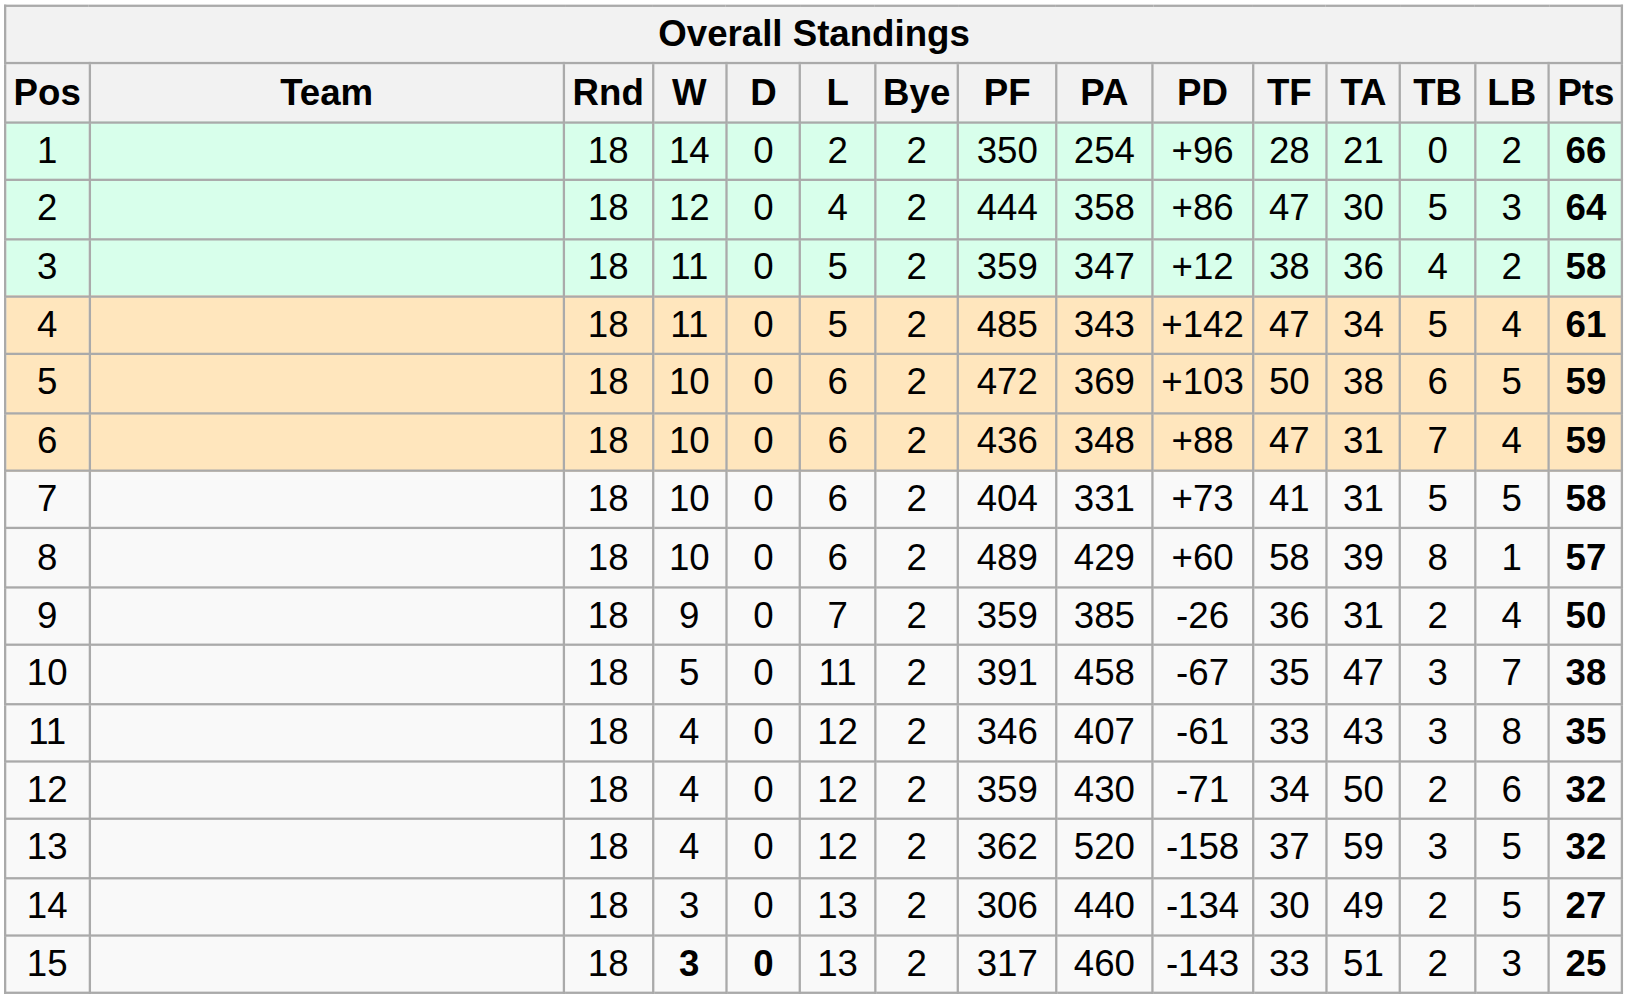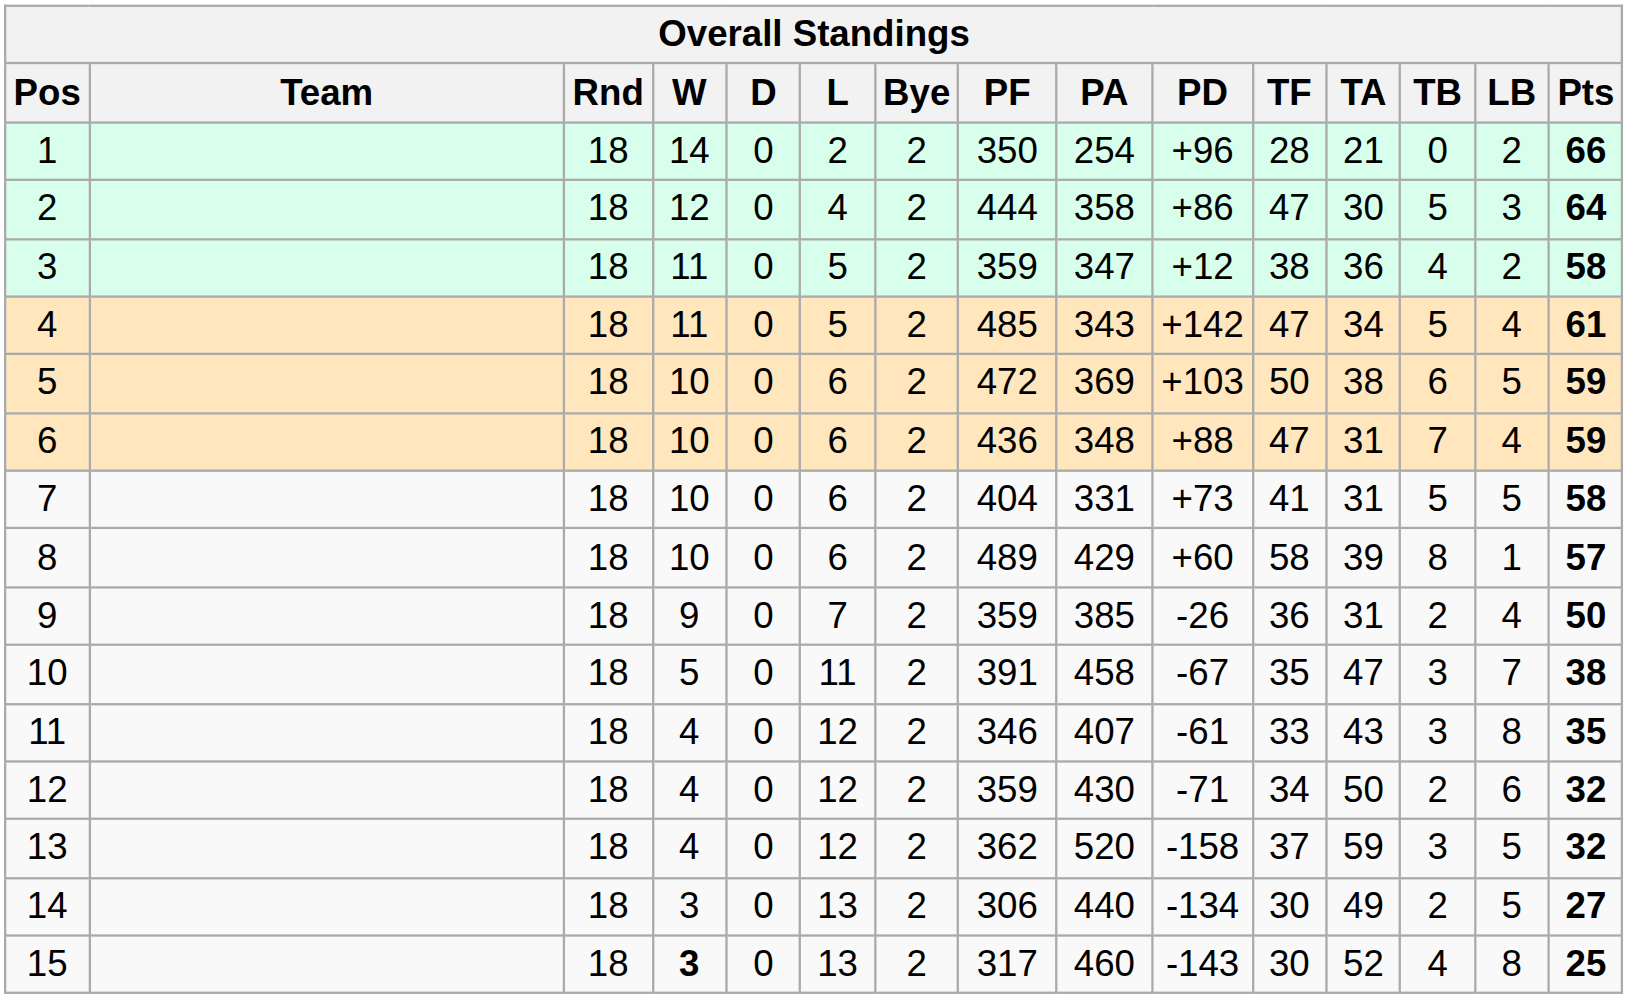(763, 963) bold -> (763, 963) normal
(1289, 963) 33 -> (1289, 963) 30
(1363, 963) 51 -> (1363, 963) 52
(1438, 963) 2 -> (1438, 963) 4
(1512, 963) 3 -> (1512, 963) 8
